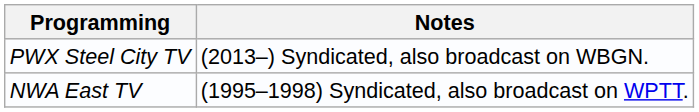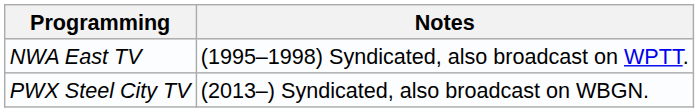rows swapped: (100, 56) <-> (76, 90)
